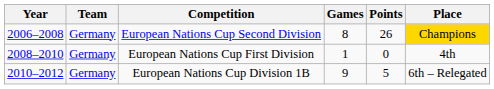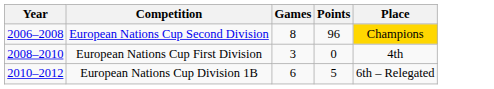- column: (92, 14)
(386, 34) 26 -> (334, 34) 96
(345, 53) 1 -> (293, 53) 3
(345, 73) 9 -> (293, 73) 6
